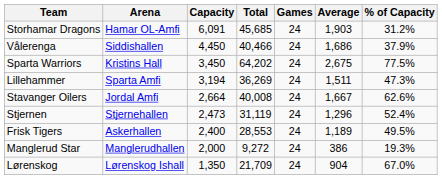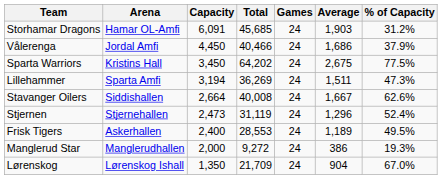(134, 47) Siddishallen -> (132, 47) Jordal Amfi
(132, 98) Jordal Amfi -> (134, 98) Siddishallen
